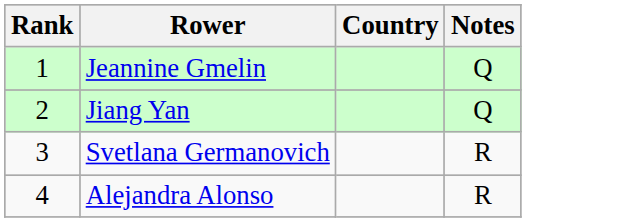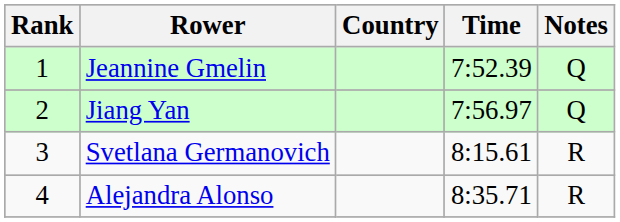+ column: (491, 25)
